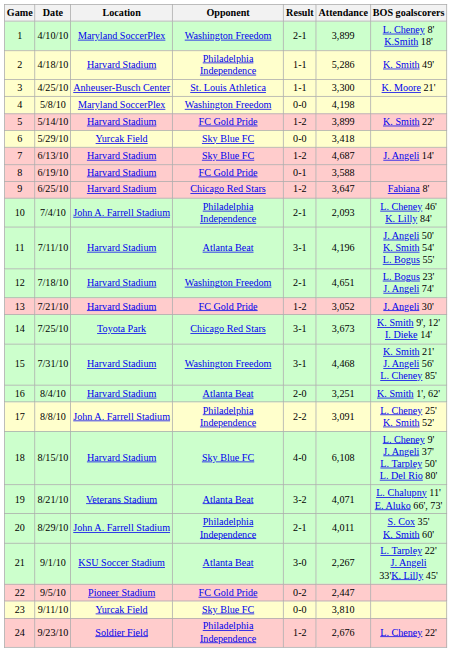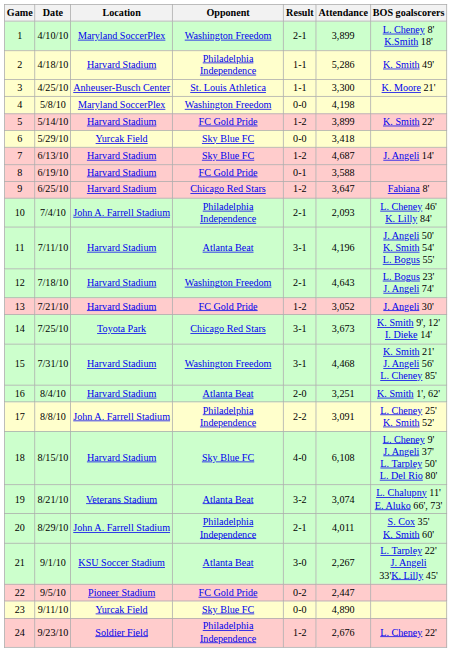(343, 283) 4,651 -> (343, 283) 4,643
(343, 499) 4,071 -> (343, 499) 3,074
(343, 610) 3,810 -> (343, 610) 4,890
